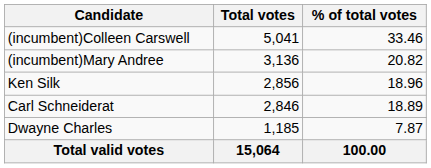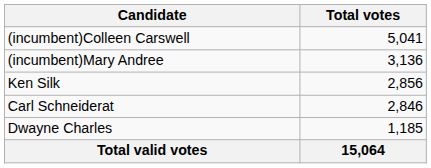- column: (364, 15)
